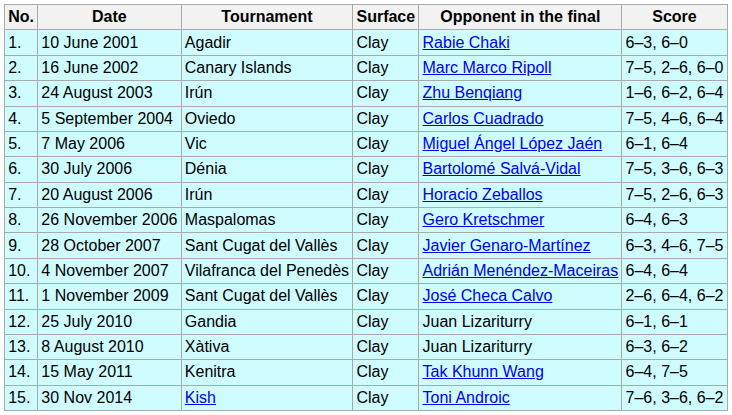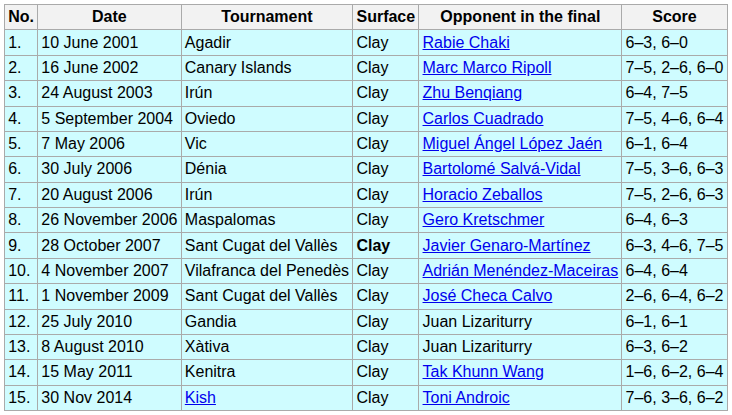(674, 93) 1–6, 6–2, 6–4 -> (657, 93) 6–4, 7–5
(372, 245) normal -> (373, 245) bold
(657, 372) 6–4, 7–5 -> (674, 372) 1–6, 6–2, 6–4
